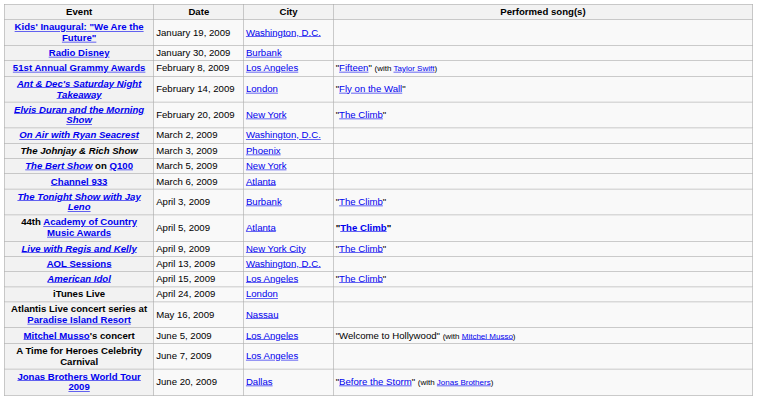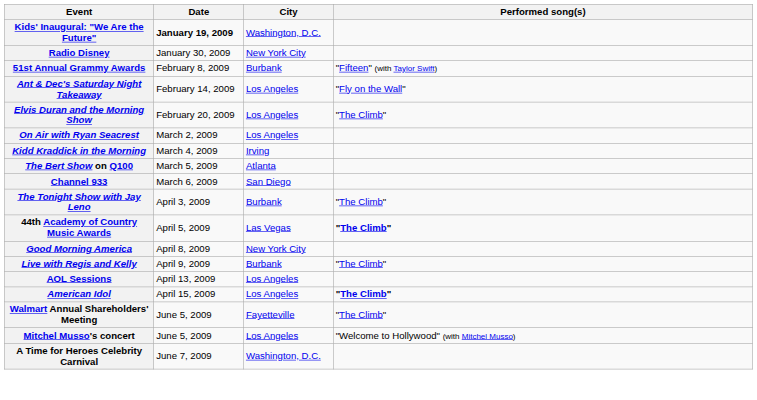(193, 32) normal -> (195, 32) bold
(264, 53) Burbank -> (276, 53) New York City
(272, 68) Los Angeles -> (264, 68) Burbank
(262, 89) London -> (272, 89) Los Angeles
(266, 115) New York -> (272, 115) Los Angeles
(283, 135) Washington, D.C. -> (272, 135) Los Angeles
- row: (79, 151)
+ row: (79, 151)
(266, 166) New York -> (261, 166) Atlanta
(261, 181) Atlanta -> (268, 181) San Diego
(261, 228) Atlanta -> (268, 228) Las Vegas
+ row: (79, 248)
(276, 248) New York City -> (264, 264) Burbank
(283, 264) Washington, D.C. -> (272, 279) Los Angeles
(361, 279) normal -> (363, 294) bold
- row: (79, 294)
- row: (79, 315)
+ row: (79, 315)
(272, 356) Los Angeles -> (283, 356) Washington, D.C.
- row: (79, 382)
